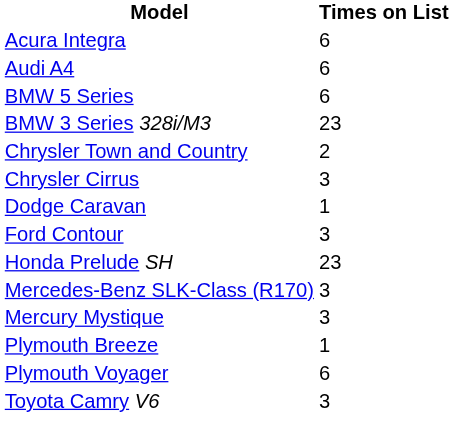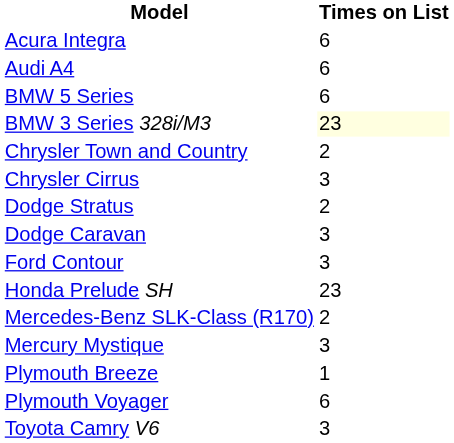(330, 123) no background -> (330, 123) lightyellow background
+ row: (69, 207)
(325, 207) 1 -> (325, 234) 3
(325, 290) 3 -> (325, 317) 2
